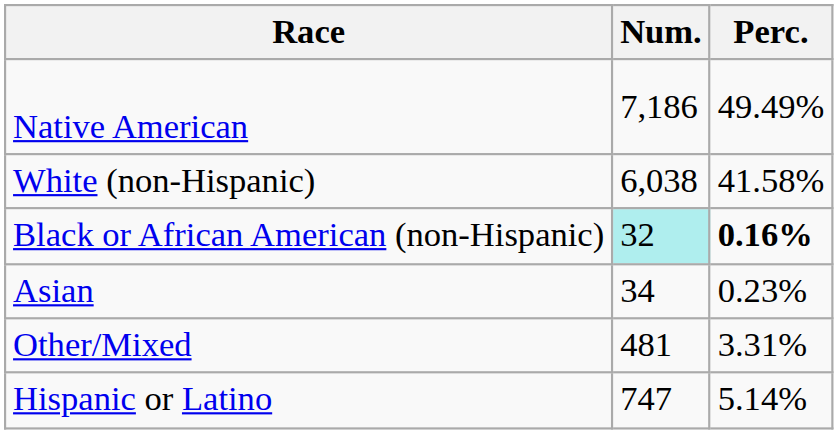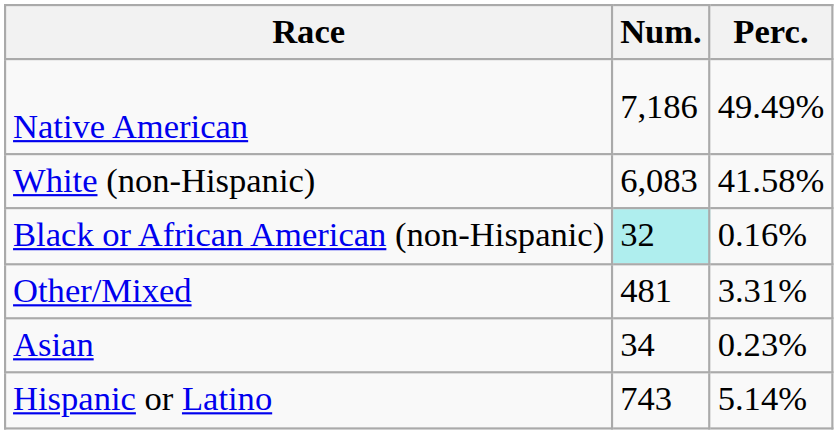(659, 180) 6,038 -> (659, 180) 6,083
(765, 235) bold -> (762, 235) normal
rows swapped: (53, 290) <-> (102, 344)
(646, 399) 747 -> (646, 399) 743
